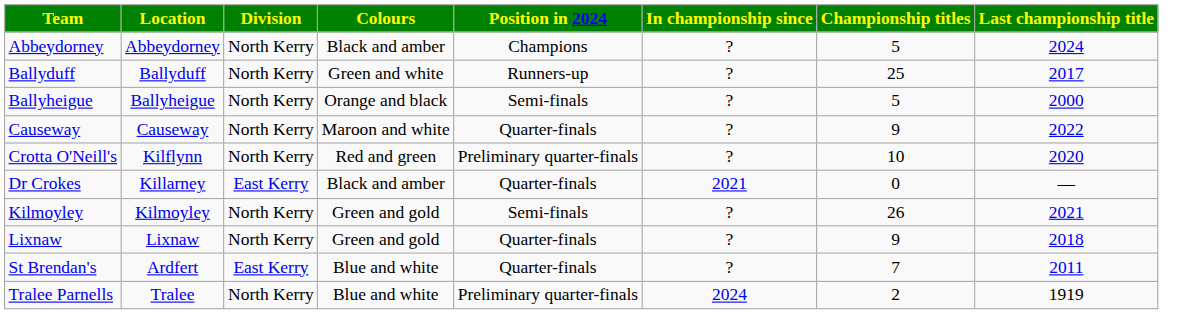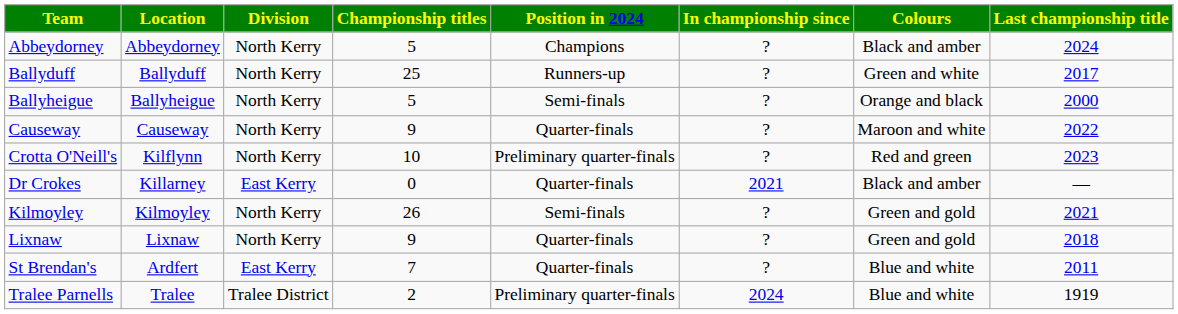columns swapped: (386, 18) <-> (896, 18)
(1066, 156) 2020 -> (1081, 156) 2023
(271, 294) North Kerry -> (278, 294) Tralee District
